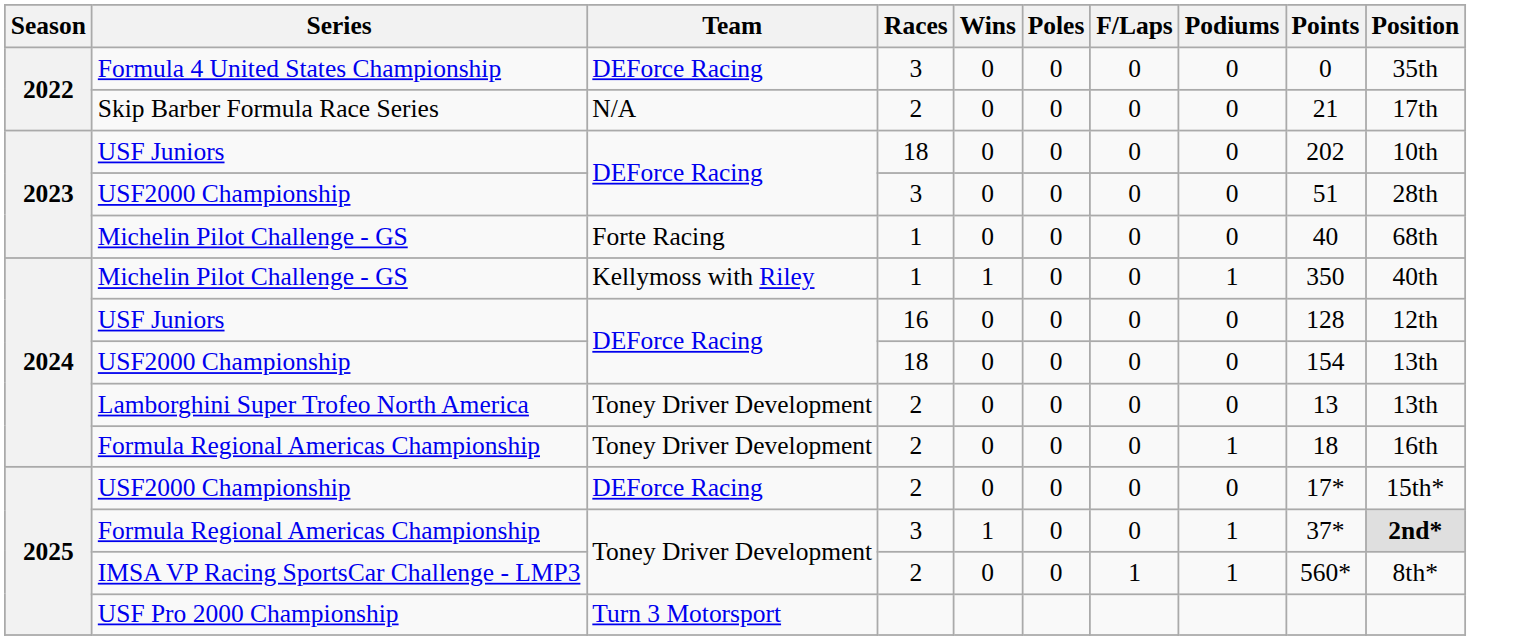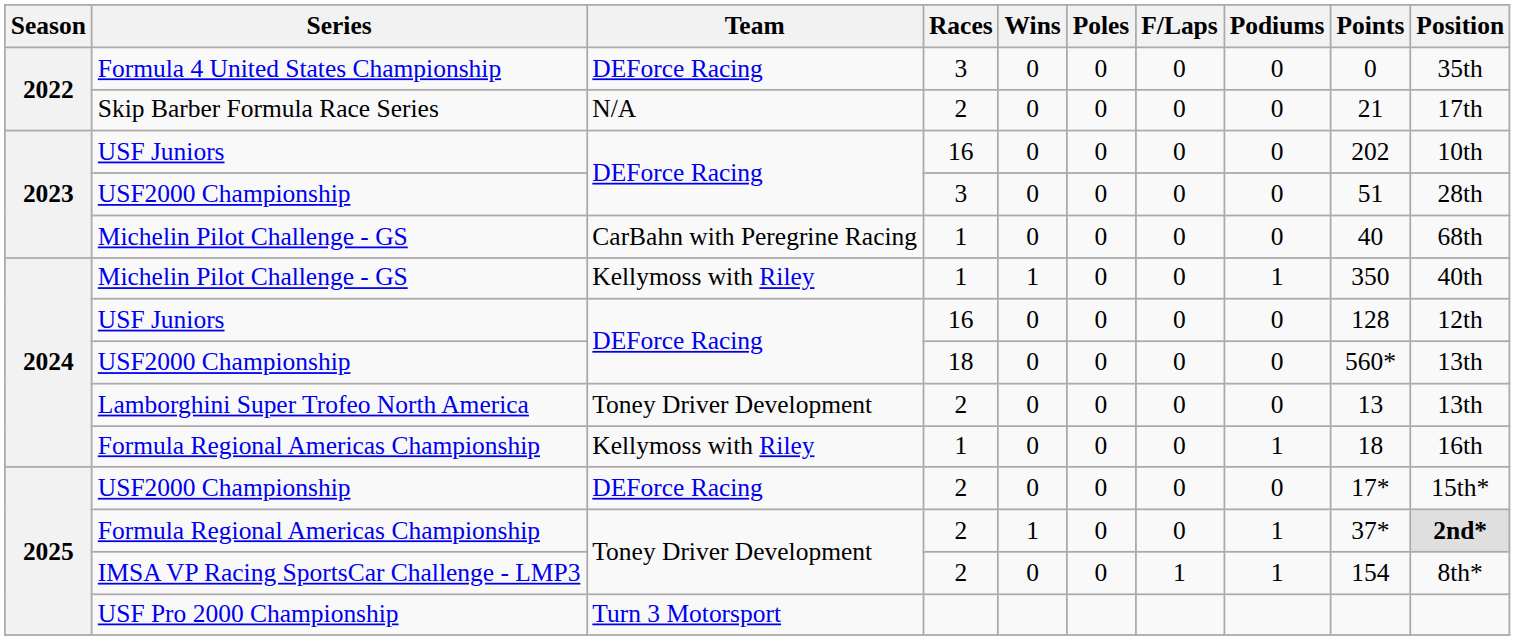(916, 152) 18 -> (961, 152) 16
(658, 236) Forte Racing -> (755, 236) CarBahn with Peregrine Racing
(1325, 362) 154 -> (1370, 362) 560*
(732, 446) Toney Driver Development -> (703, 446) Kellymoss with Riley
(916, 446) 2 -> (961, 446) 1
(916, 530) 3 -> (961, 530) 2
(1325, 572) 560* -> (1370, 572) 154
